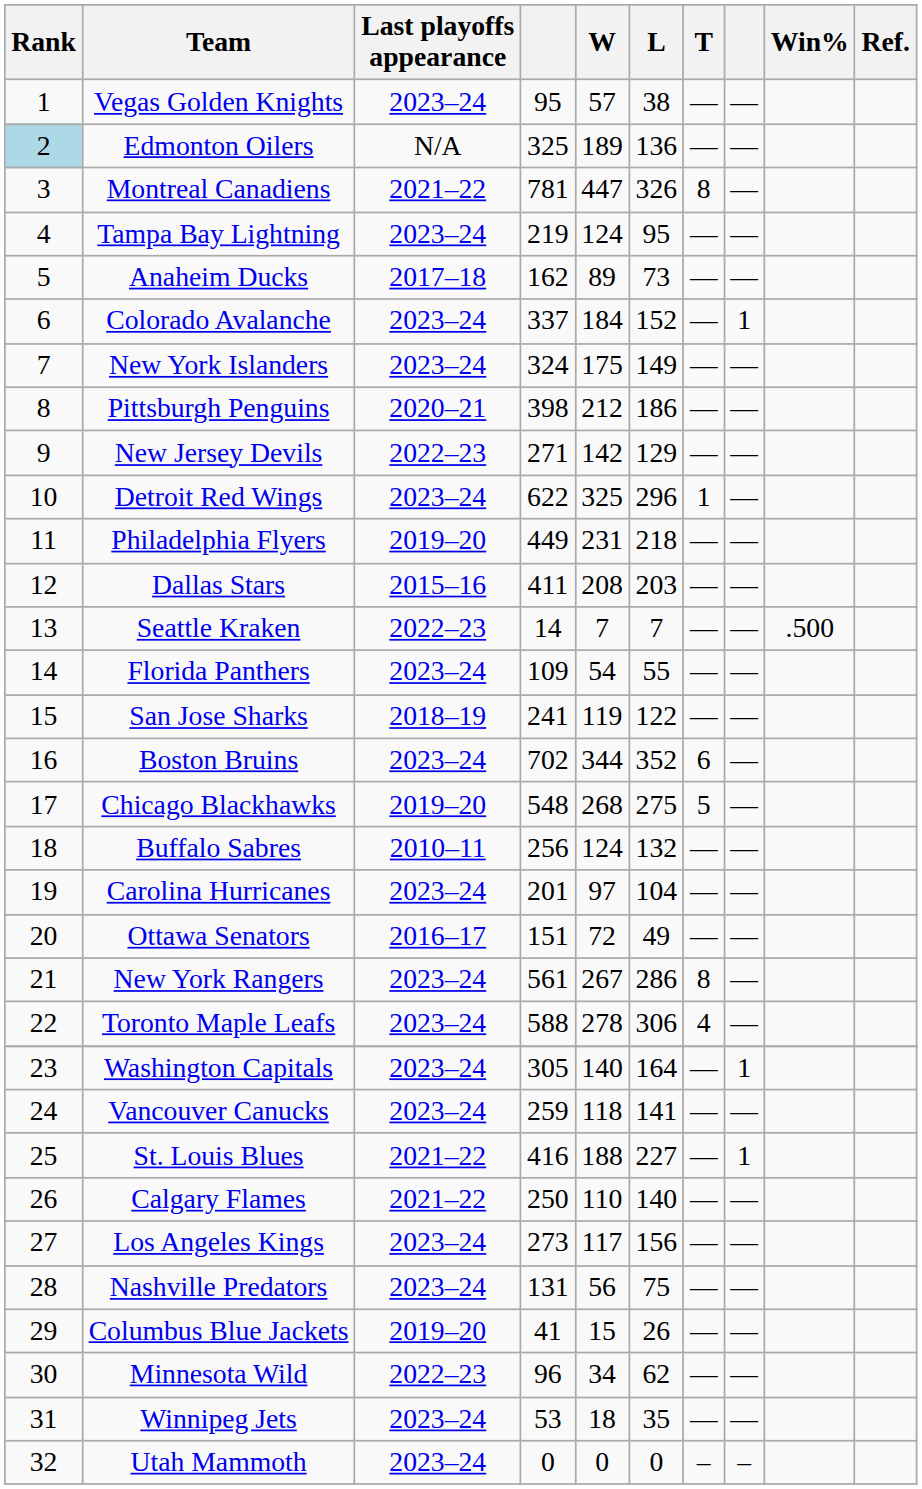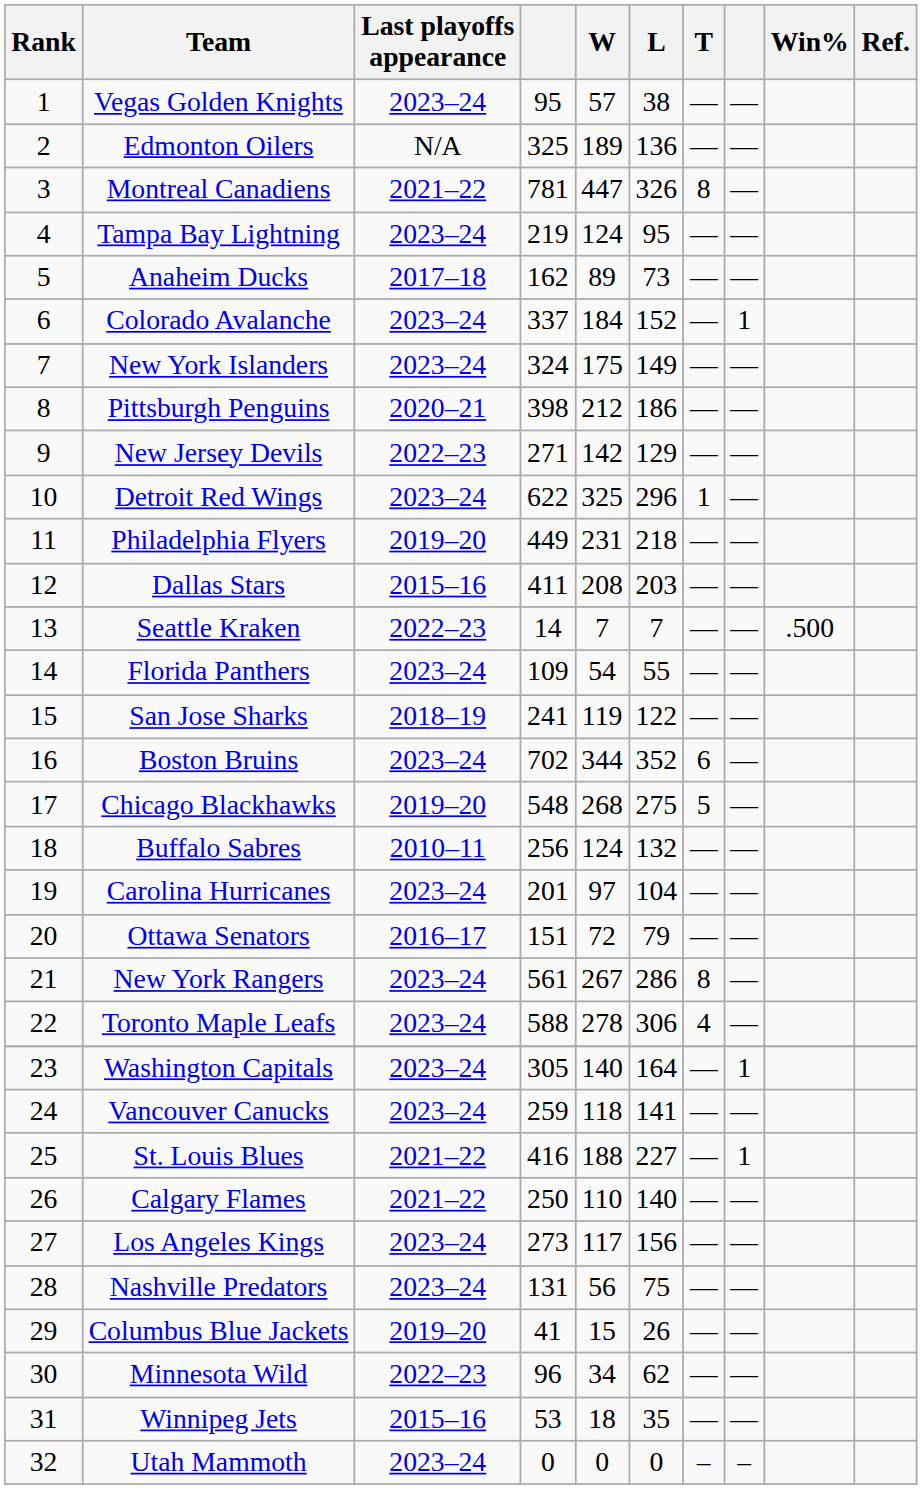(44, 145) lightblue background -> (44, 145) no background
(656, 935) 49 -> (656, 935) 79
(438, 1418) 2023–24 -> (438, 1418) 2015–16
